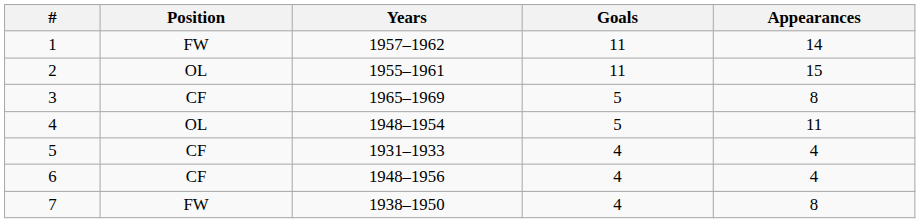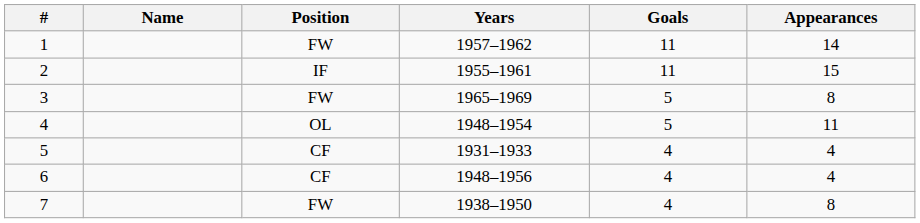+ column: (162, 17)
(196, 71) OL -> (320, 71) IF
(196, 97) CF -> (320, 97) FW
